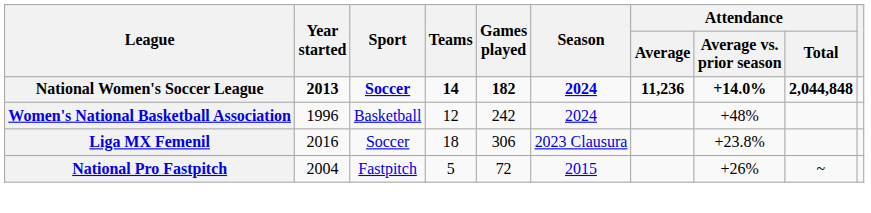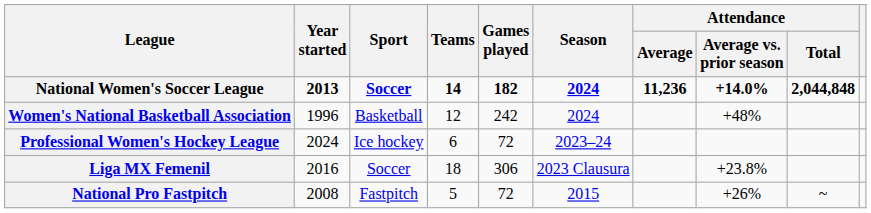+ row: (150, 142)
(322, 168) 2004 -> (322, 195) 2008
